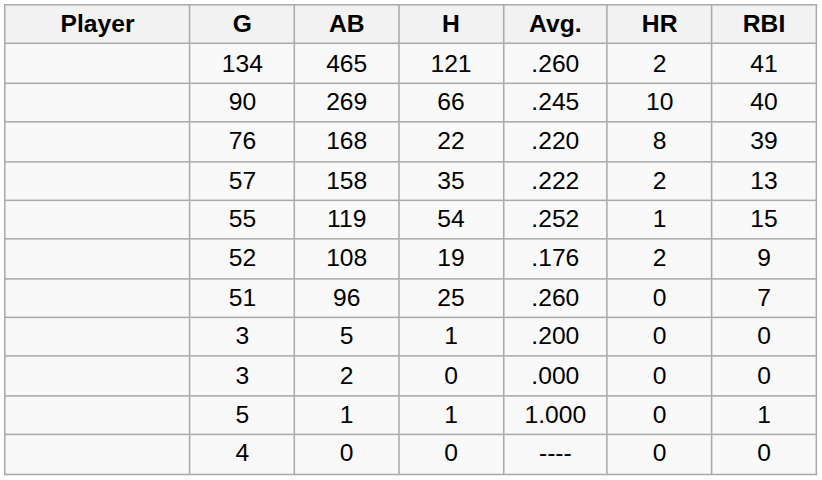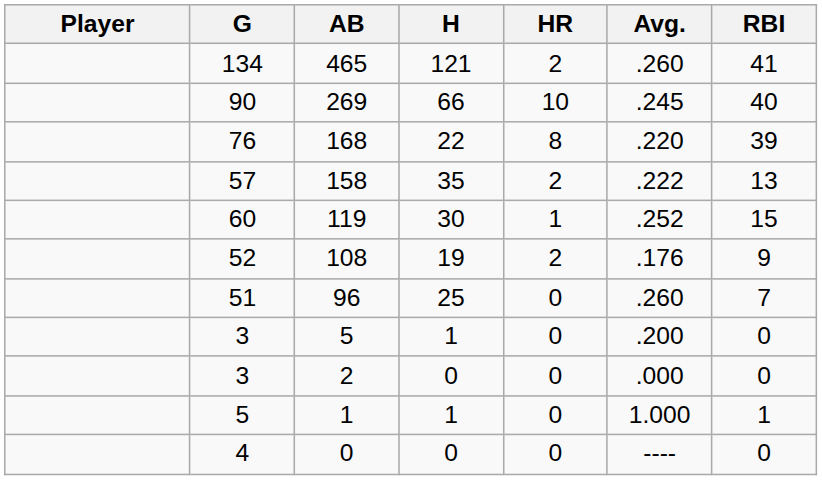columns swapped: (555, 24) <-> (660, 24)
(242, 219) 55 -> (242, 219) 60
(451, 219) 54 -> (451, 219) 30
